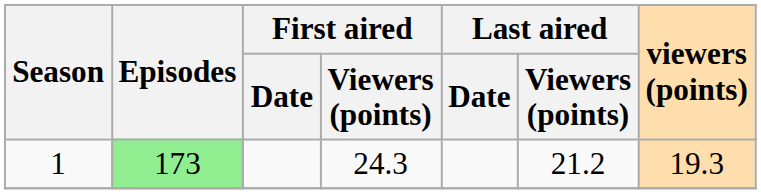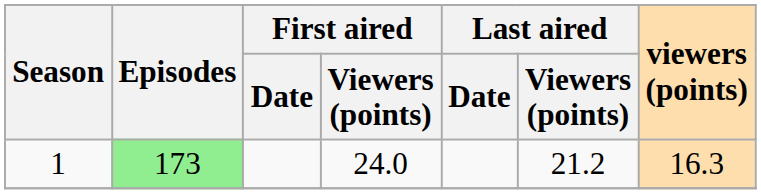(381, 163) 24.3 -> (381, 163) 24.0
(697, 163) 19.3 -> (697, 163) 16.3
